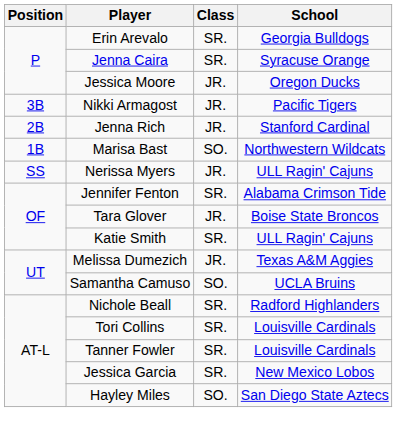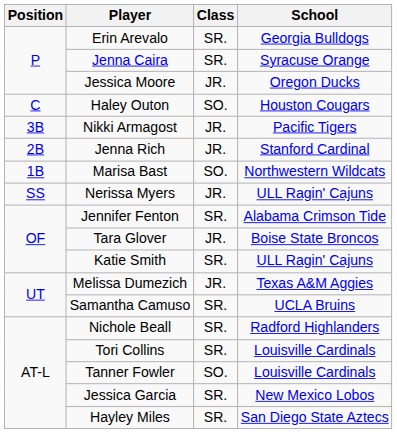+ row: (130, 104)
(216, 283) SO. -> (216, 305) SR.
(216, 350) SR. -> (216, 372) SO.
(216, 395) SO. -> (216, 417) SR.
